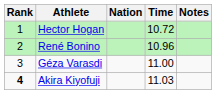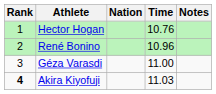(161, 30) 10.72 -> (161, 30) 10.76
